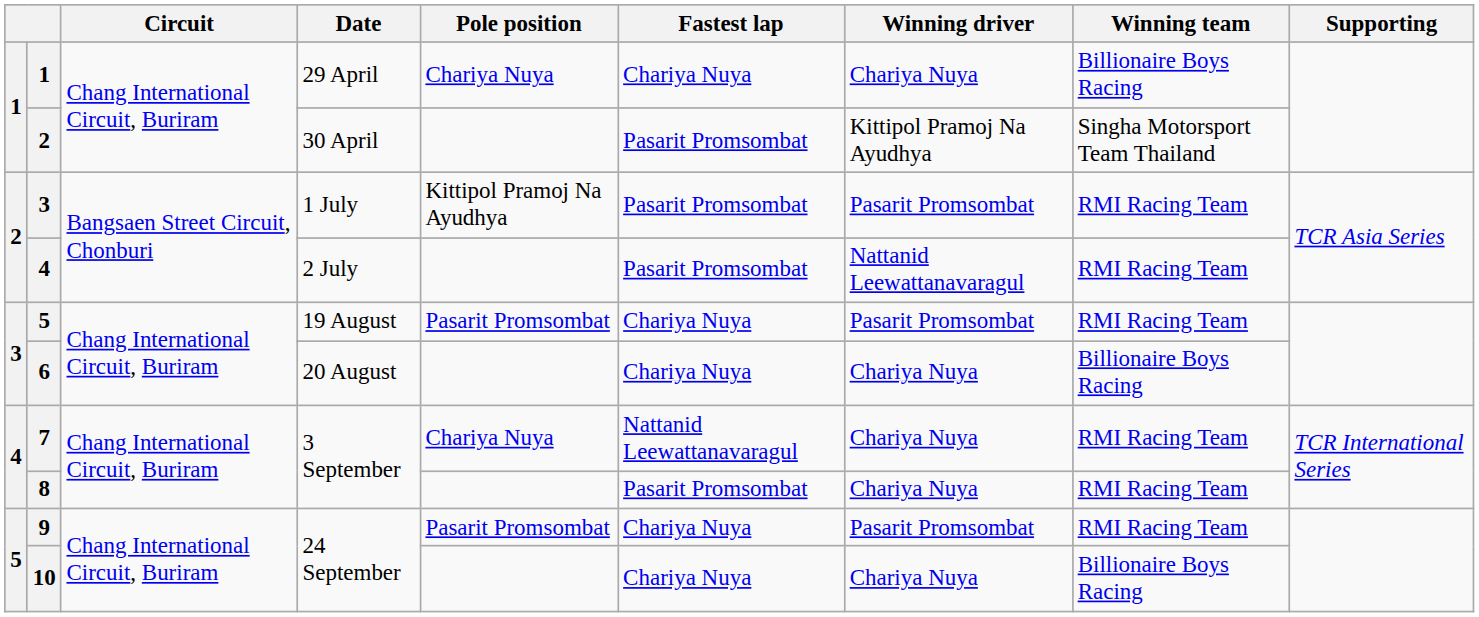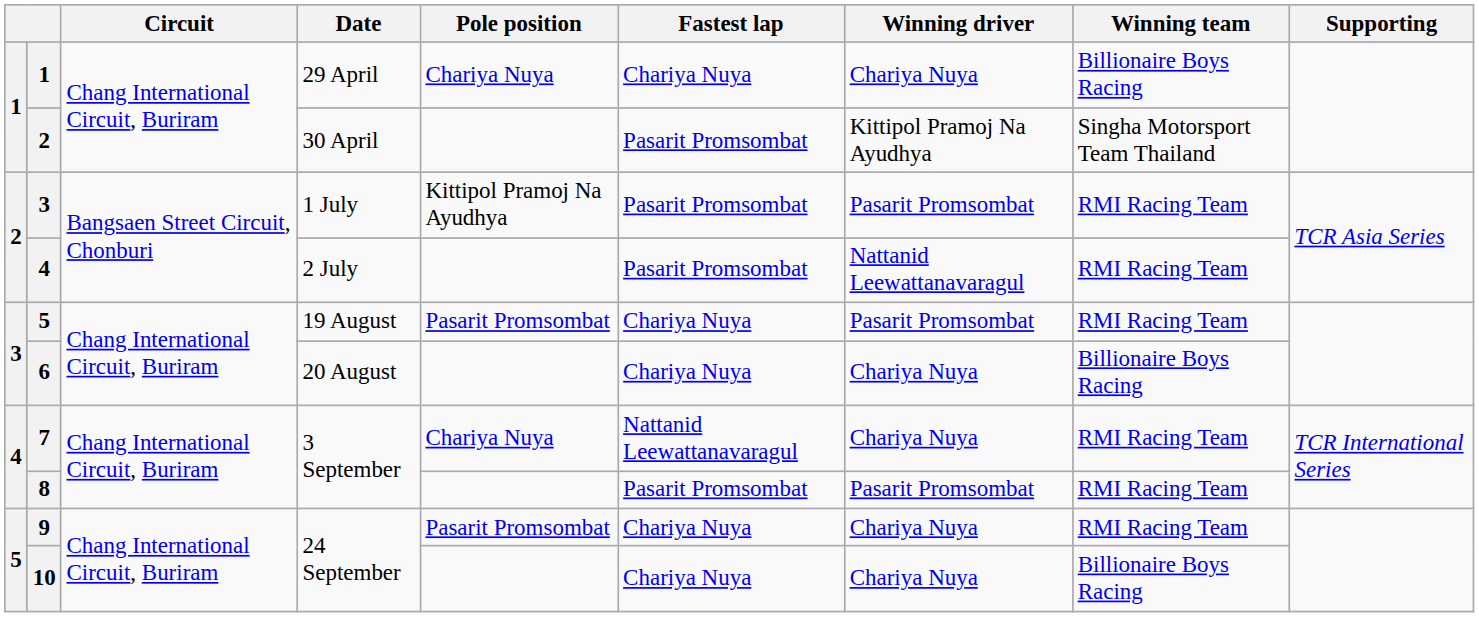(914, 488) Chariya Nuya -> (942, 488) Pasarit Promsombat
(942, 526) Pasarit Promsombat -> (914, 526) Chariya Nuya
